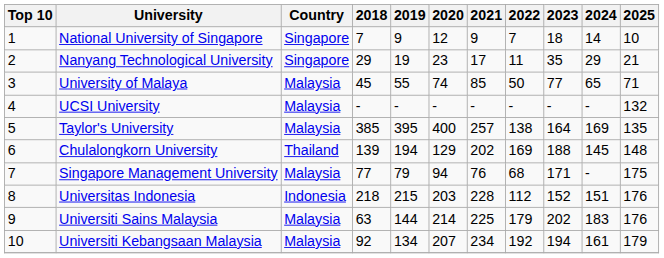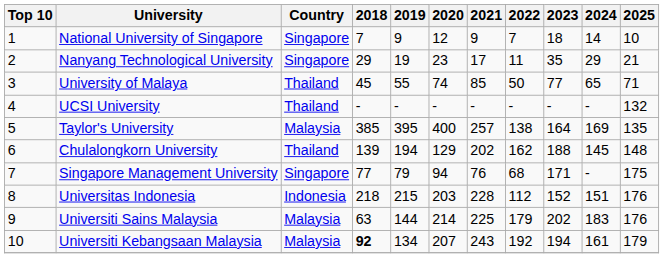(312, 83) Malaysia -> (311, 83) Thailand
(312, 106) Malaysia -> (311, 106) Thailand
(520, 151) 169 -> (520, 151) 162
(312, 173) Malaysia -> (317, 173) Singapore
(364, 241) normal -> (364, 241) bold
(482, 241) 234 -> (482, 241) 243
